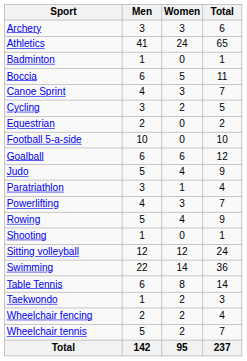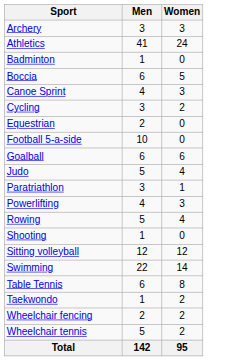- column: (222, 12)
